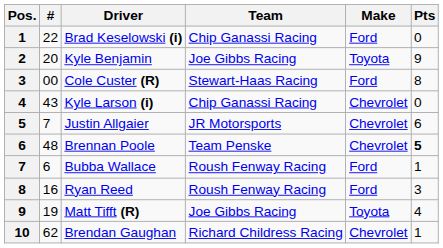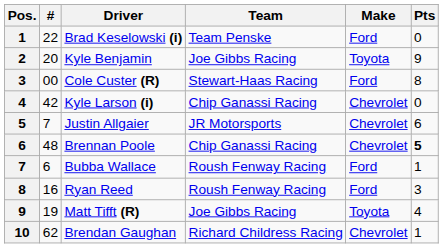(253, 37) Chip Ganassi Racing -> (230, 37) Team Penske
(50, 102) 43 -> (50, 102) 42
(230, 145) Team Penske -> (253, 145) Chip Ganassi Racing
